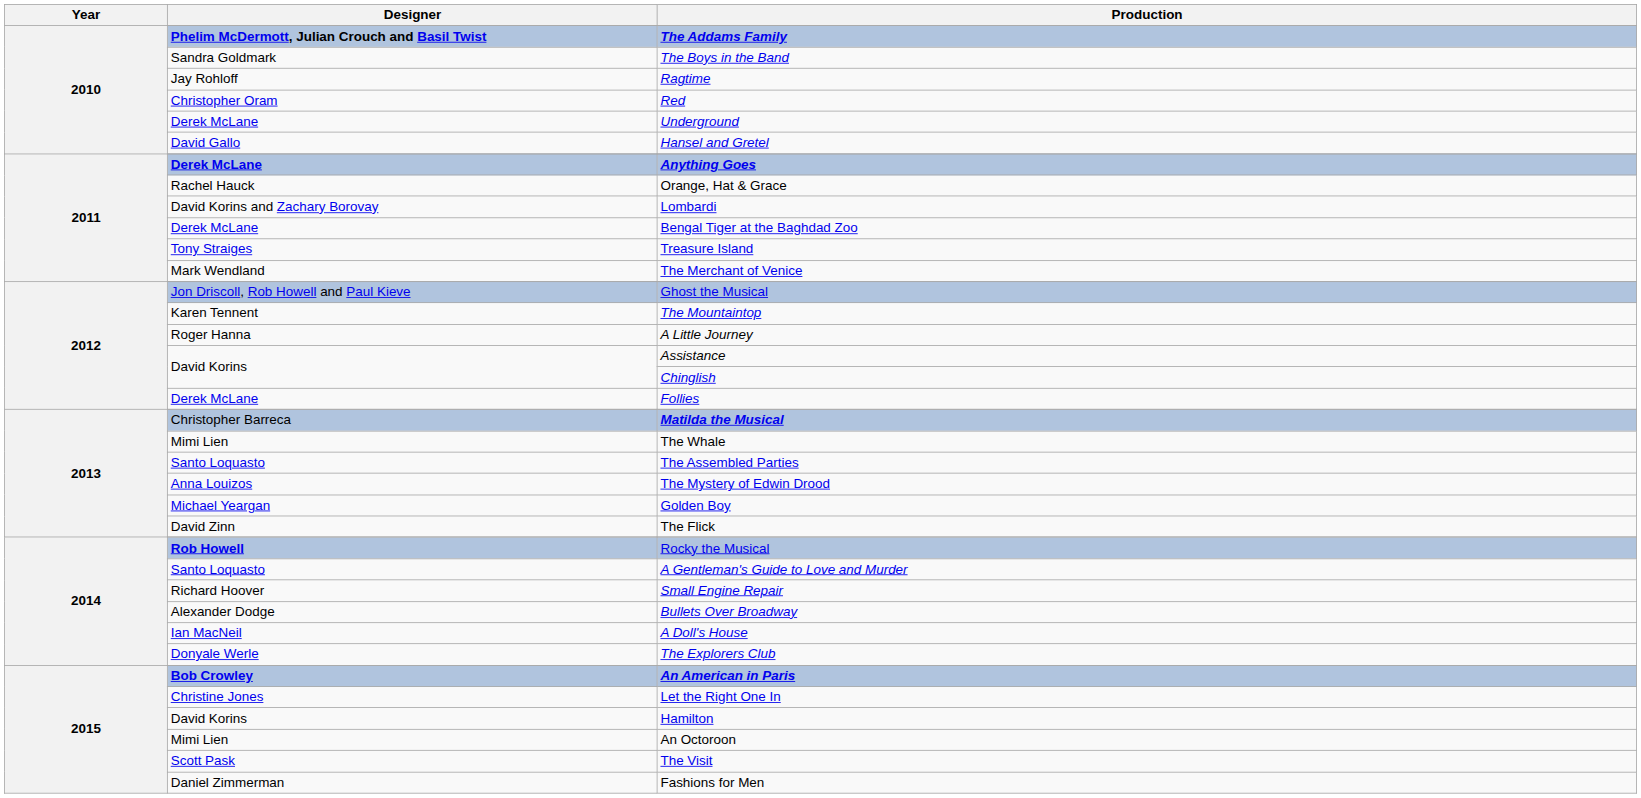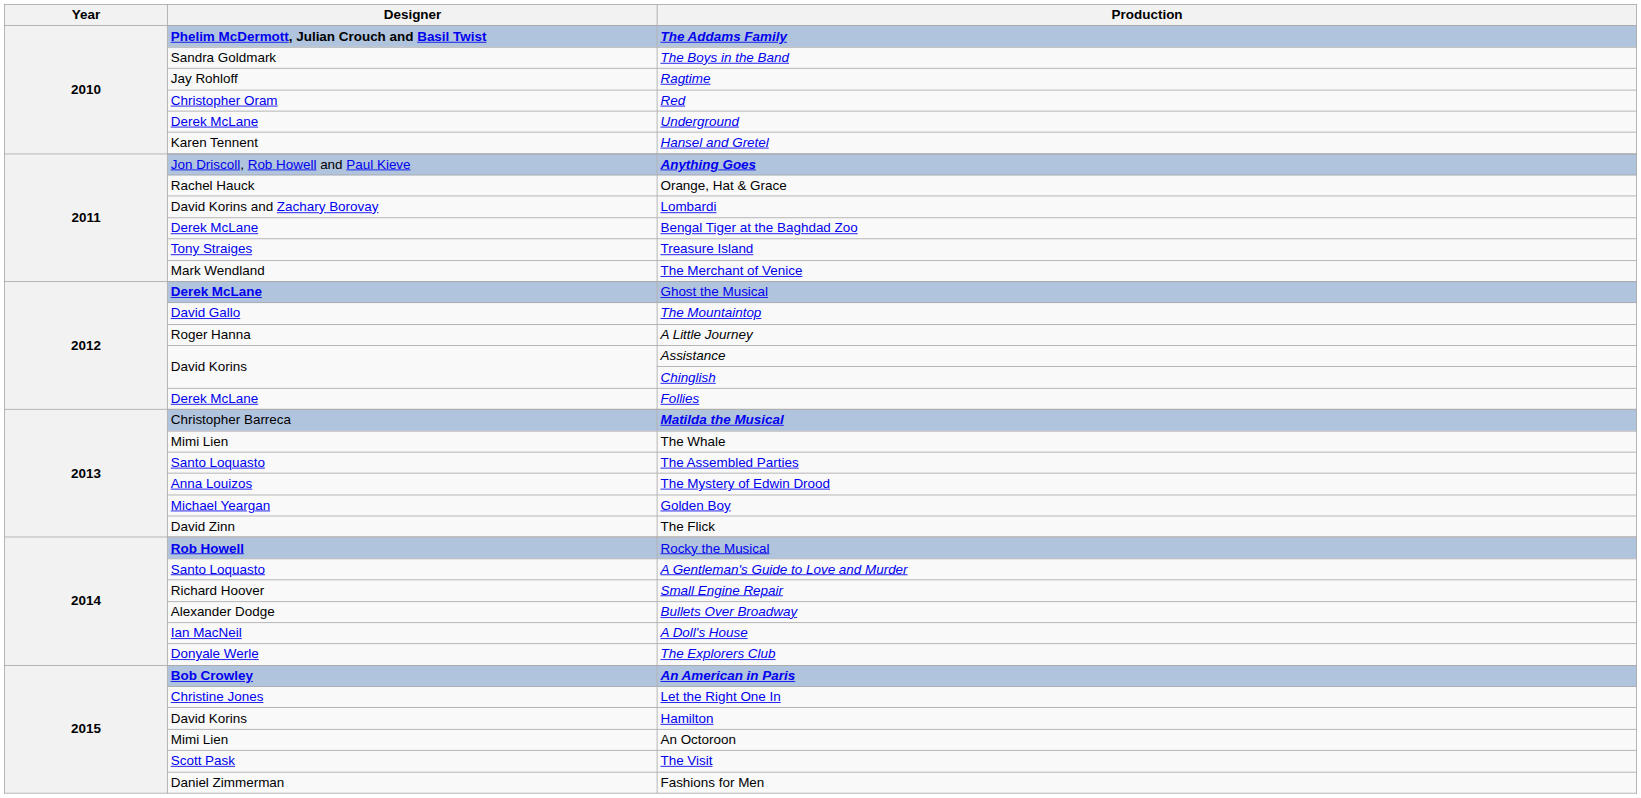(205, 143) David Gallo -> (214, 143) Karen Tennent
(216, 164) Derek McLane -> (291, 164) Jon Driscoll, Rob Howell and Paul Kieve
(291, 292) Jon Driscoll, Rob Howell and Paul Kieve -> (216, 292) Derek McLane
(214, 313) Karen Tennent -> (205, 313) David Gallo
